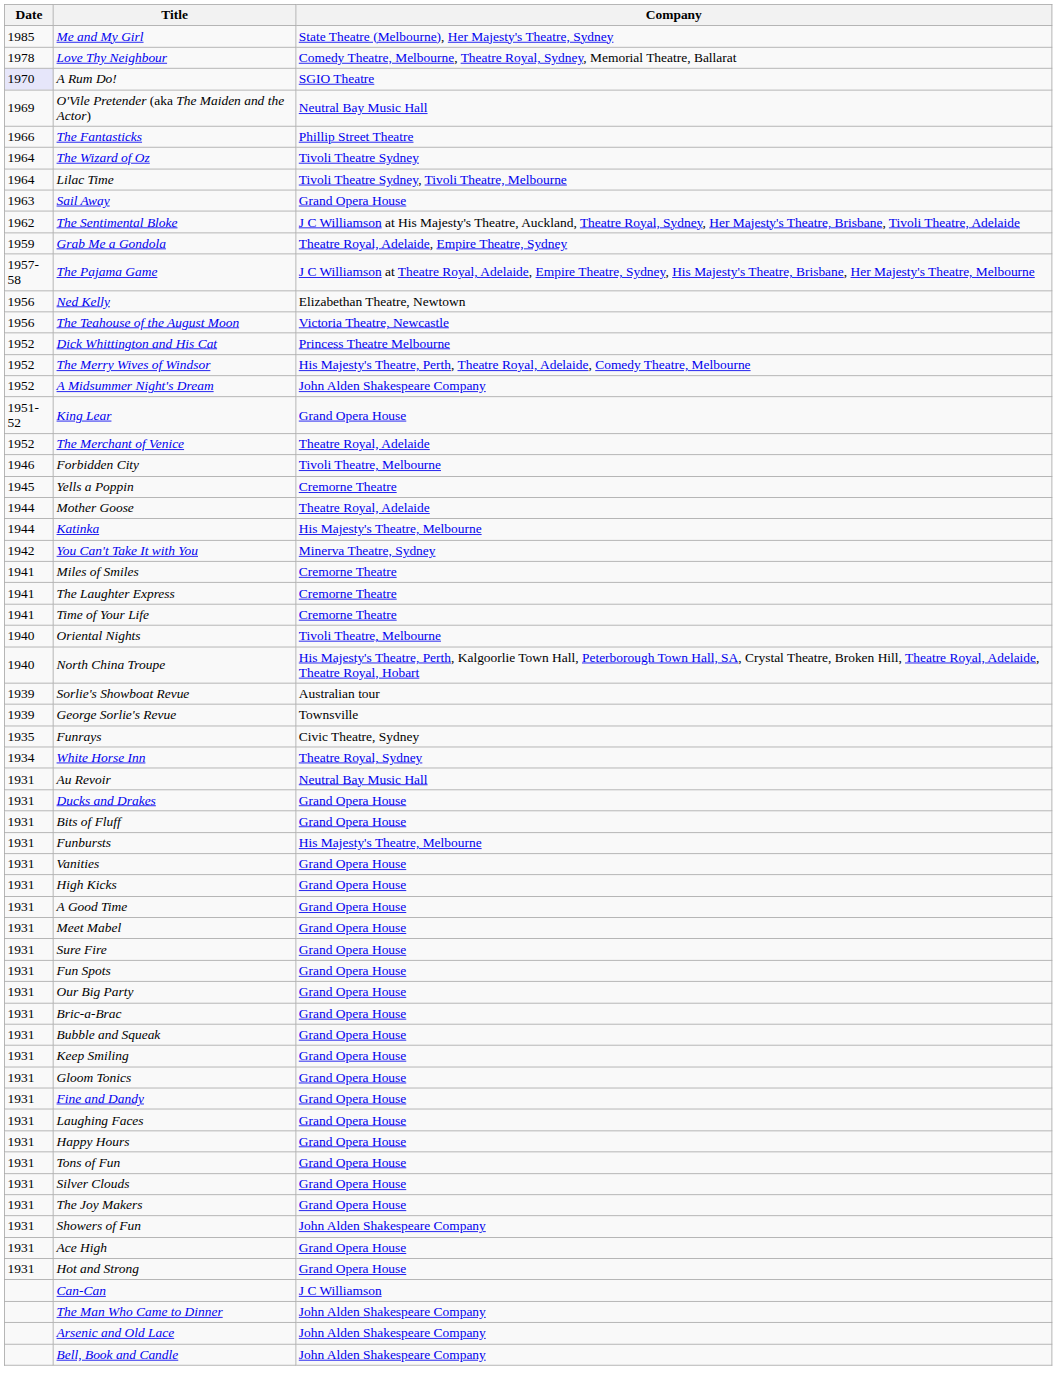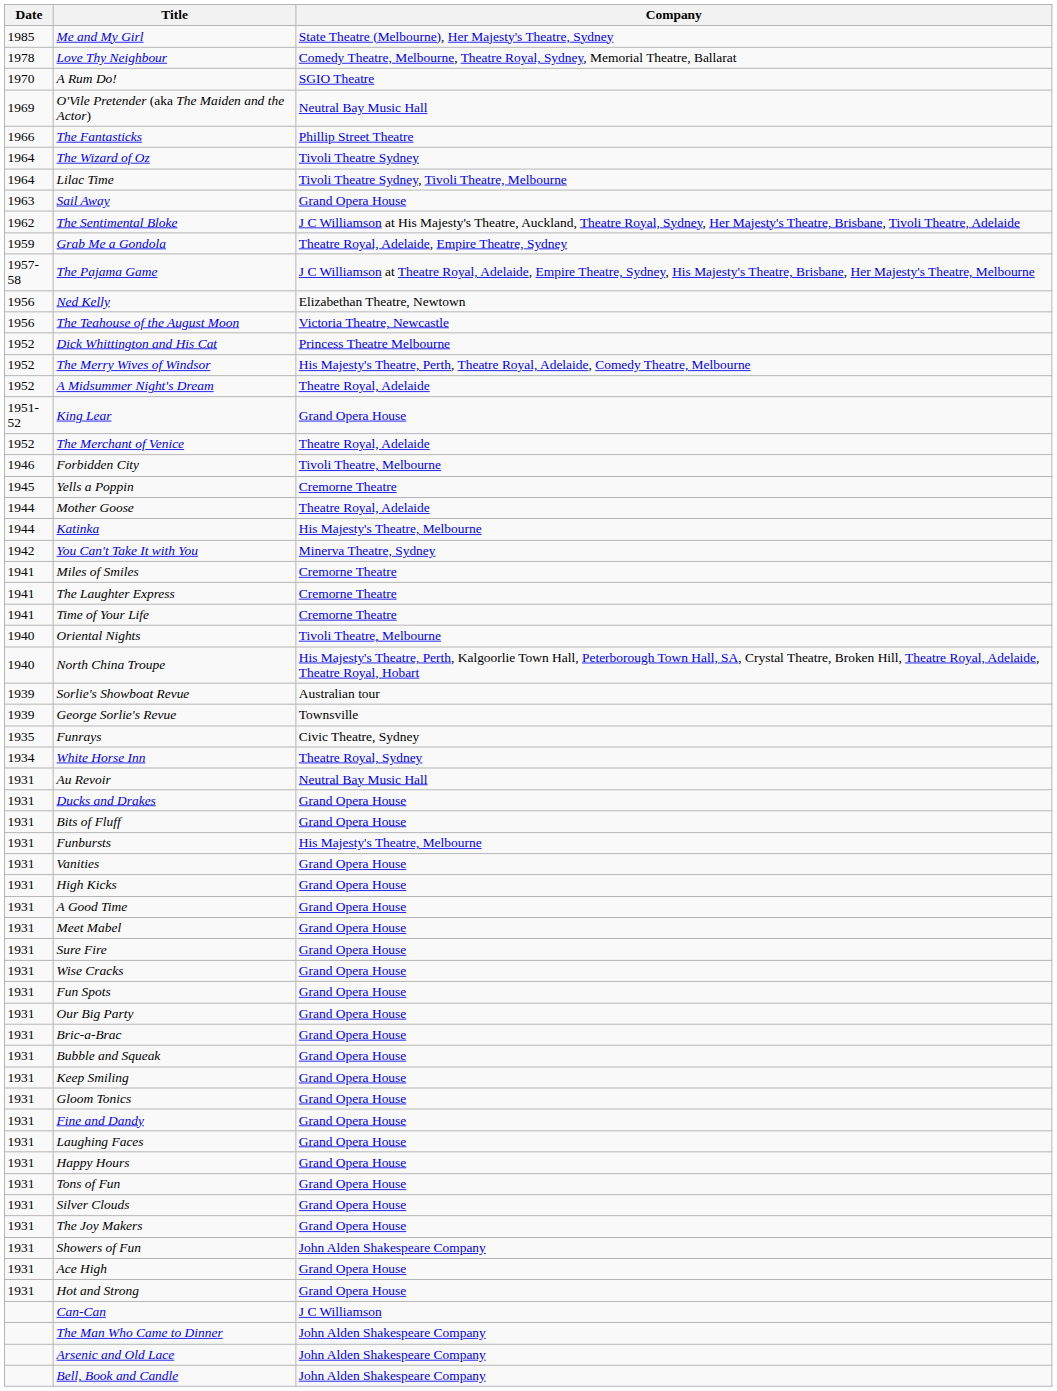(21, 79) lavender background -> (21, 79) no background
(392, 386) John Alden Shakespeare Company -> (364, 386) Theatre Royal, Adelaide
+ row: (90, 970)
